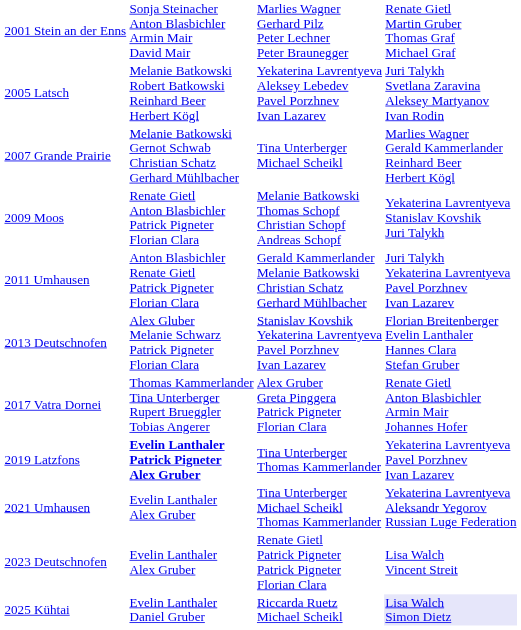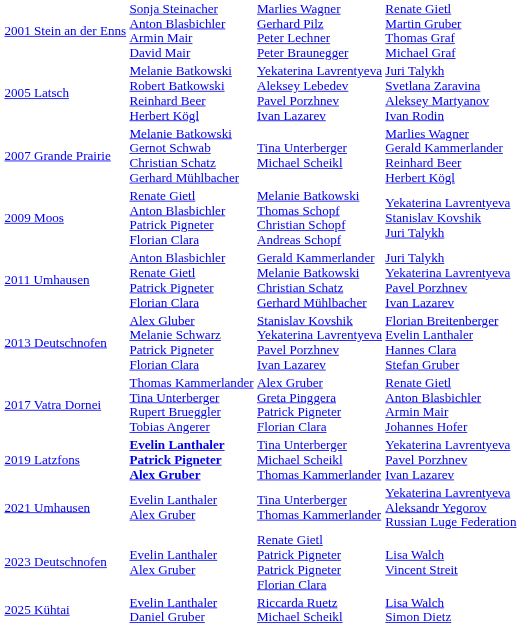(319, 459) Tina Unterberger Thomas Kammerlander -> (319, 459) Tina Unterberger Michael Scheikl Thomas Kammerlander
(319, 507) Tina Unterberger Michael Scheikl Thomas Kammerlander -> (319, 507) Tina Unterberger Thomas Kammerlander
(418, 609) lavender background -> (418, 609) no background
